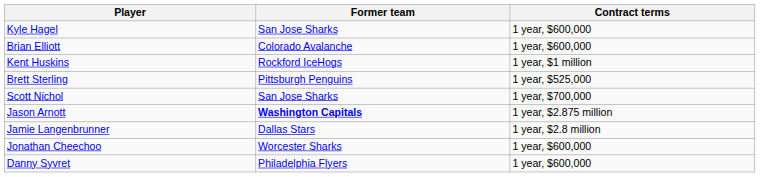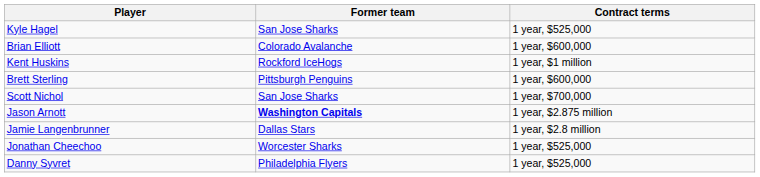(552, 29) 1 year, $600,000 -> (552, 29) 1 year, $525,000
(552, 79) 1 year, $525,000 -> (552, 79) 1 year, $600,000
(552, 146) 1 year, $600,000 -> (552, 146) 1 year, $525,000
(552, 163) 1 year, $600,000 -> (552, 163) 1 year, $525,000
